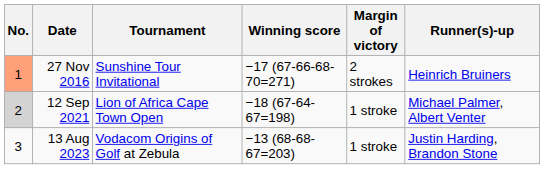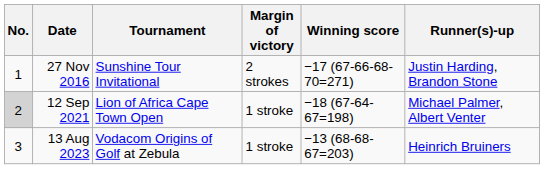columns swapped: (294, 30) <-> (376, 30)
(18, 74) lightsalmon background -> (18, 74) no background
(459, 74) Heinrich Bruiners -> (453, 74) Justin Harding, Brandon Stone
(453, 146) Justin Harding, Brandon Stone -> (459, 146) Heinrich Bruiners
